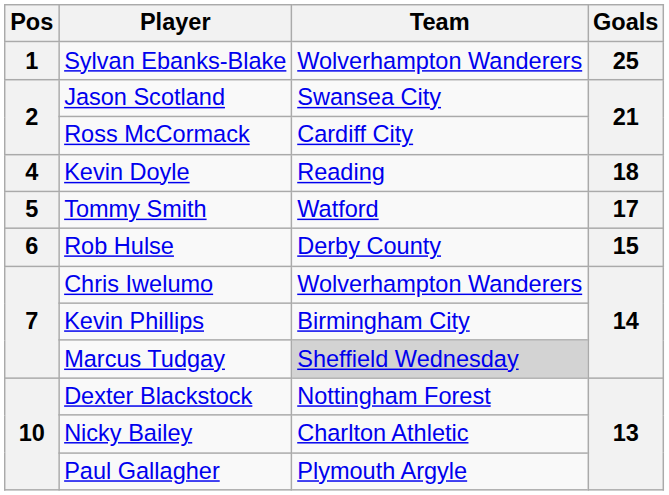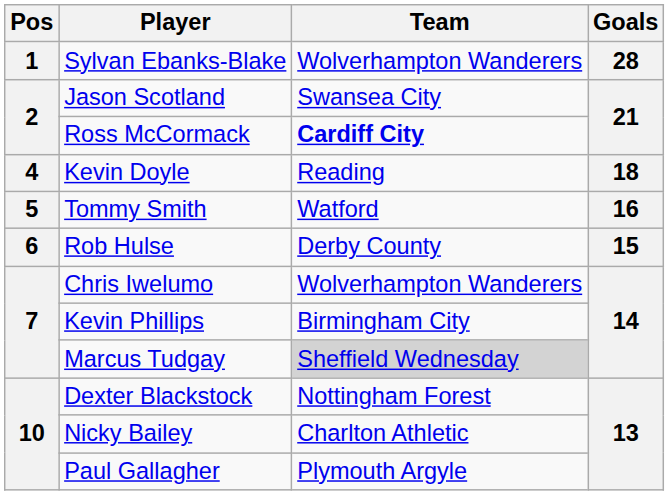(626, 60) 25 -> (626, 60) 28
(355, 135) normal -> (361, 135) bold
(626, 209) 17 -> (626, 209) 16
